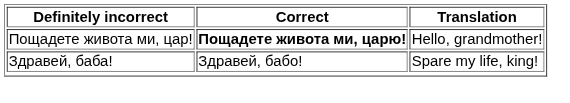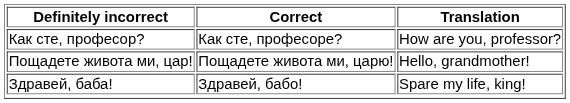+ row: (77, 39)
(302, 39) bold -> (296, 61) normal
